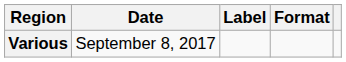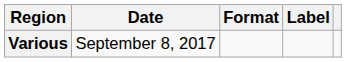columns swapped: (302, 17) <-> (245, 17)
